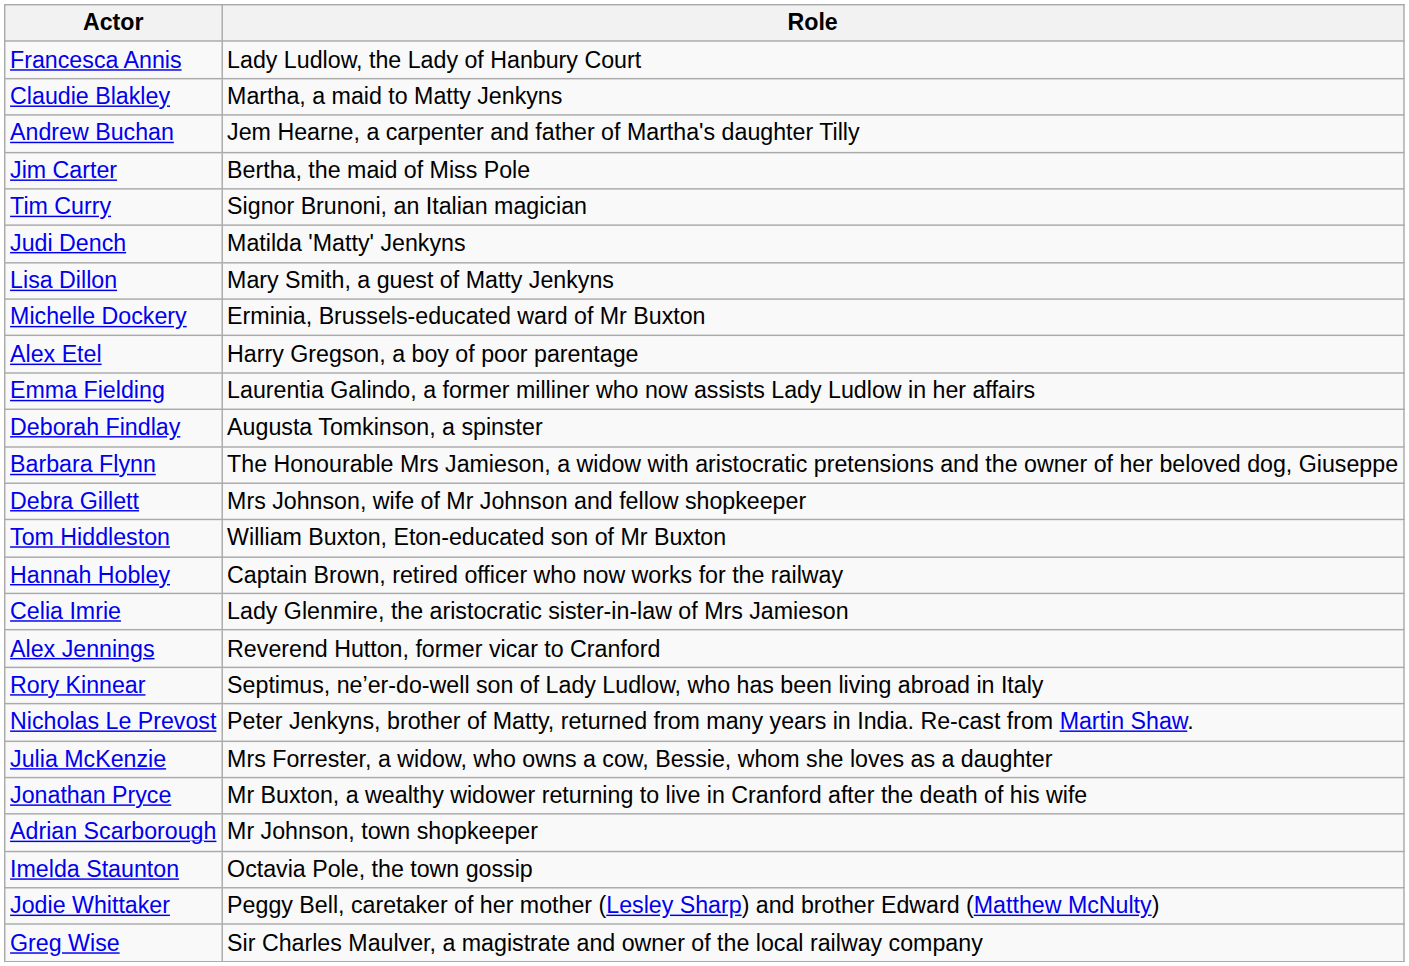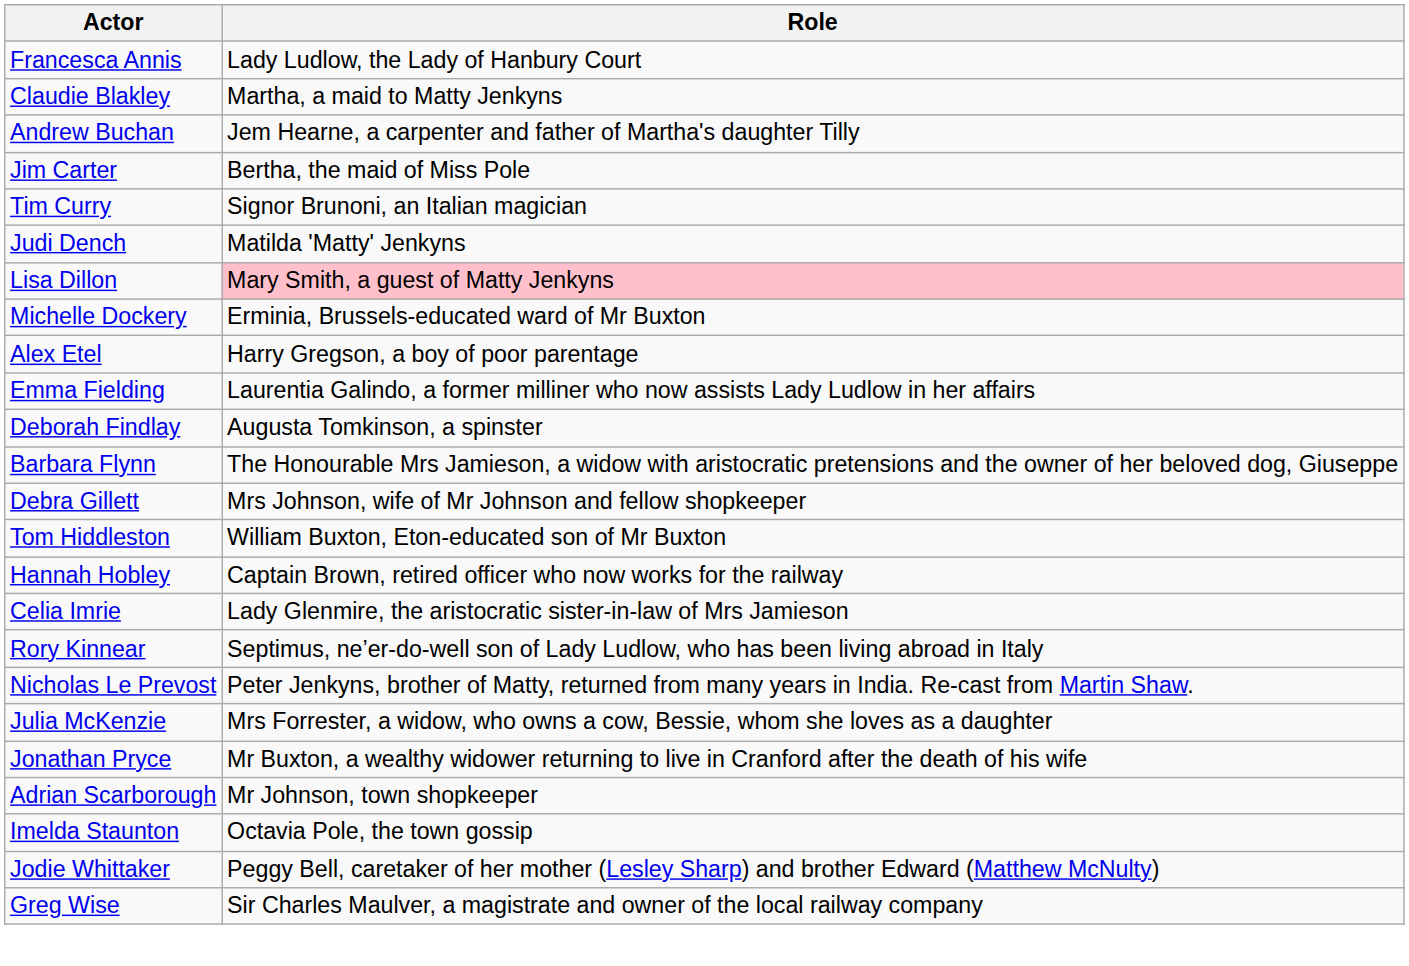(421, 280) no background -> (421, 280) pink background
- row: (82, 648)
